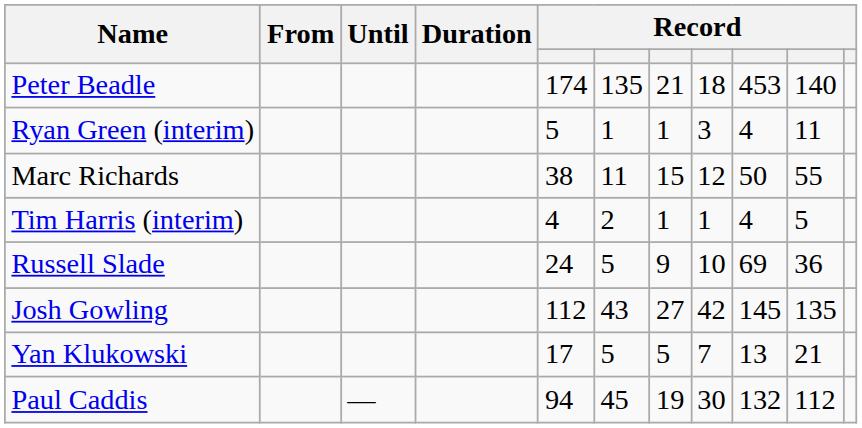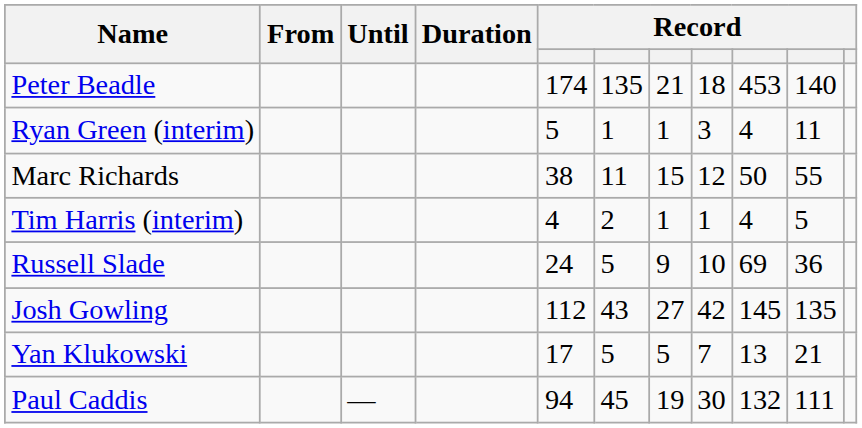(815, 399) 112 -> (814, 399) 111
